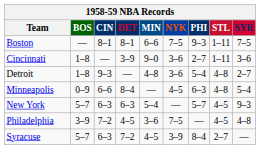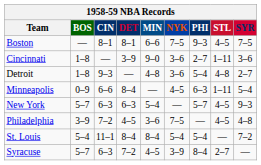(221, 43) 1–11 -> (222, 43) 4–5
(221, 90) 4–8 -> (222, 90) 1–11
+ row: (24, 136)
